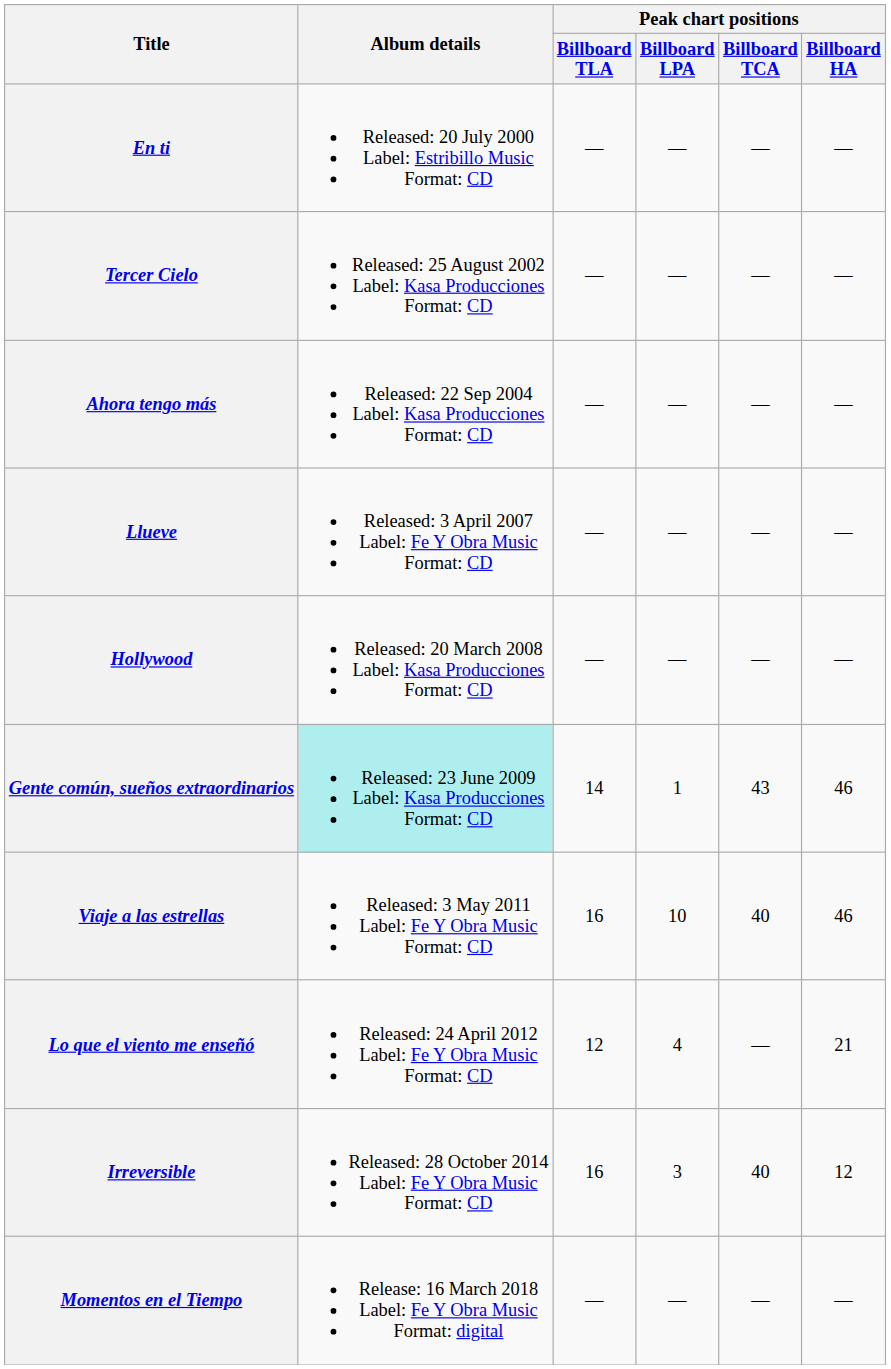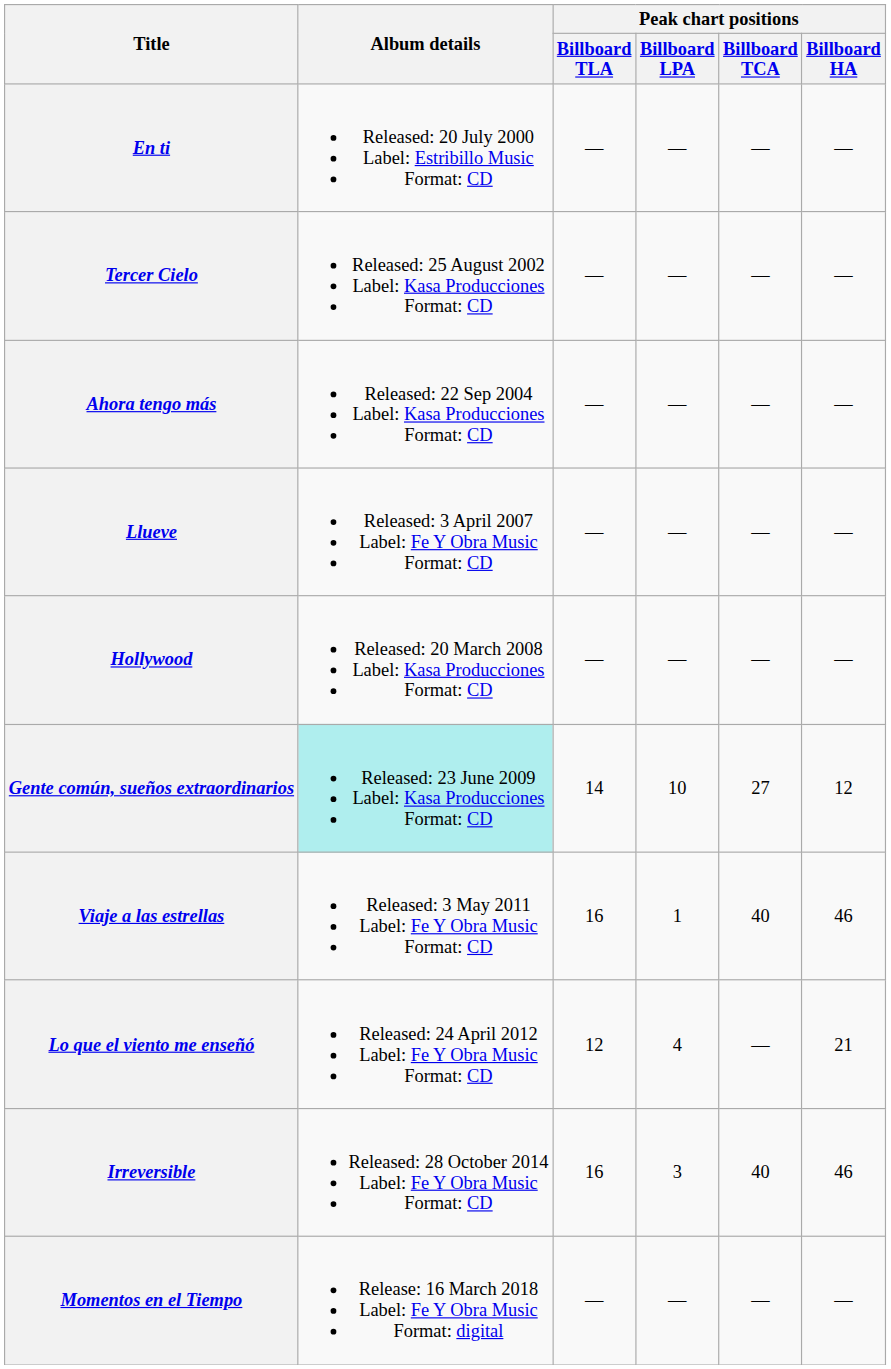(677, 788) 1 -> (677, 788) 10
(760, 788) 43 -> (760, 788) 27
(844, 788) 46 -> (844, 788) 12
(677, 916) 10 -> (677, 916) 1
(844, 1172) 12 -> (844, 1172) 46
